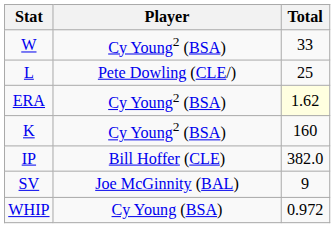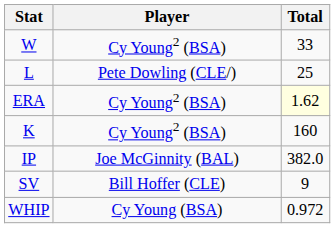(167, 158) Bill Hoffer (CLE) -> (167, 158) Joe McGinnity (BAL)
(167, 184) Joe McGinnity (BAL) -> (167, 184) Bill Hoffer (CLE)
